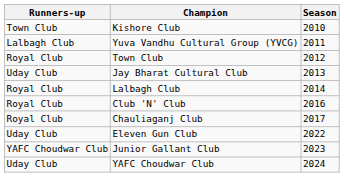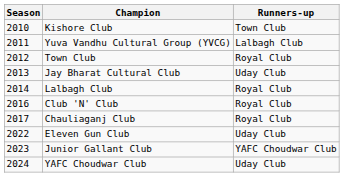columns swapped: (320, 12) <-> (57, 12)
